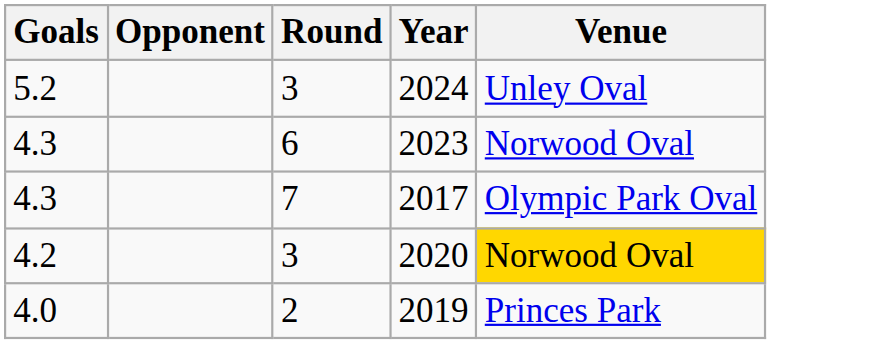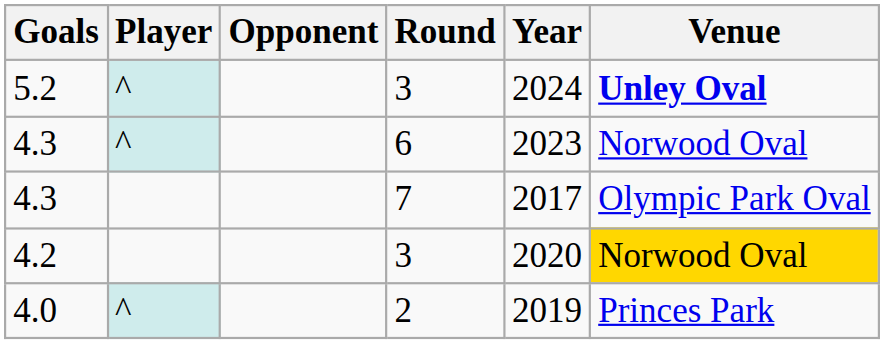+ column: (164, 32)
(566, 87) normal -> (682, 87) bold
